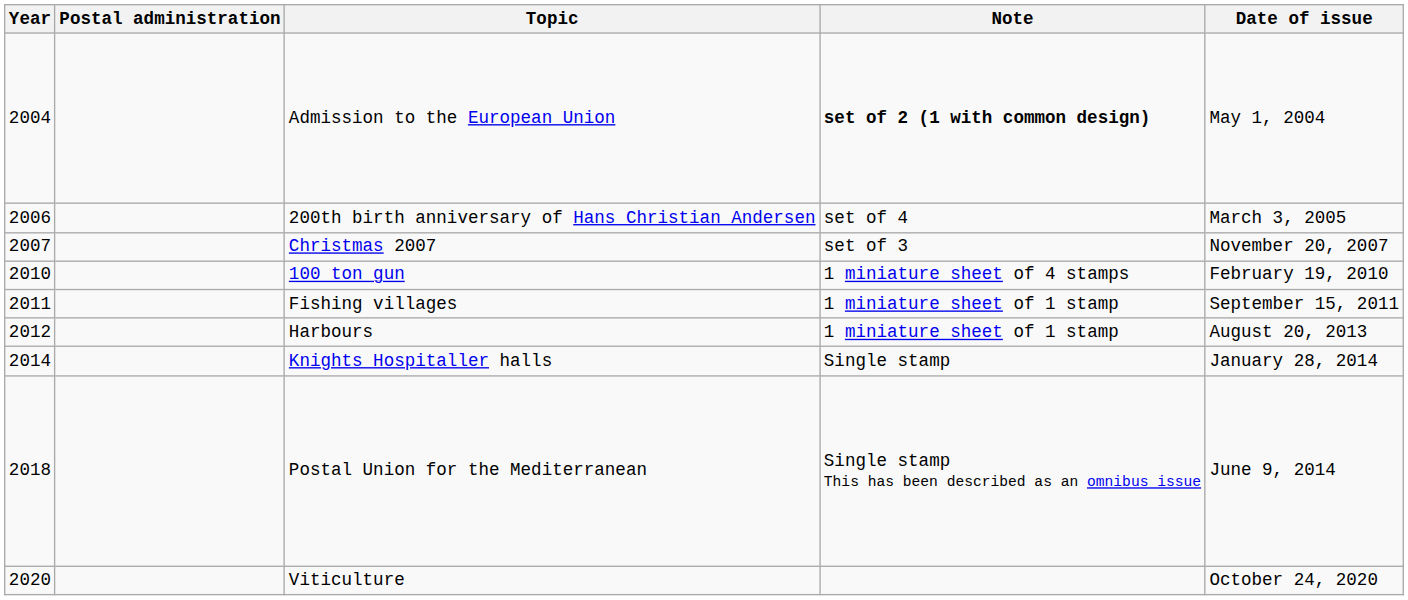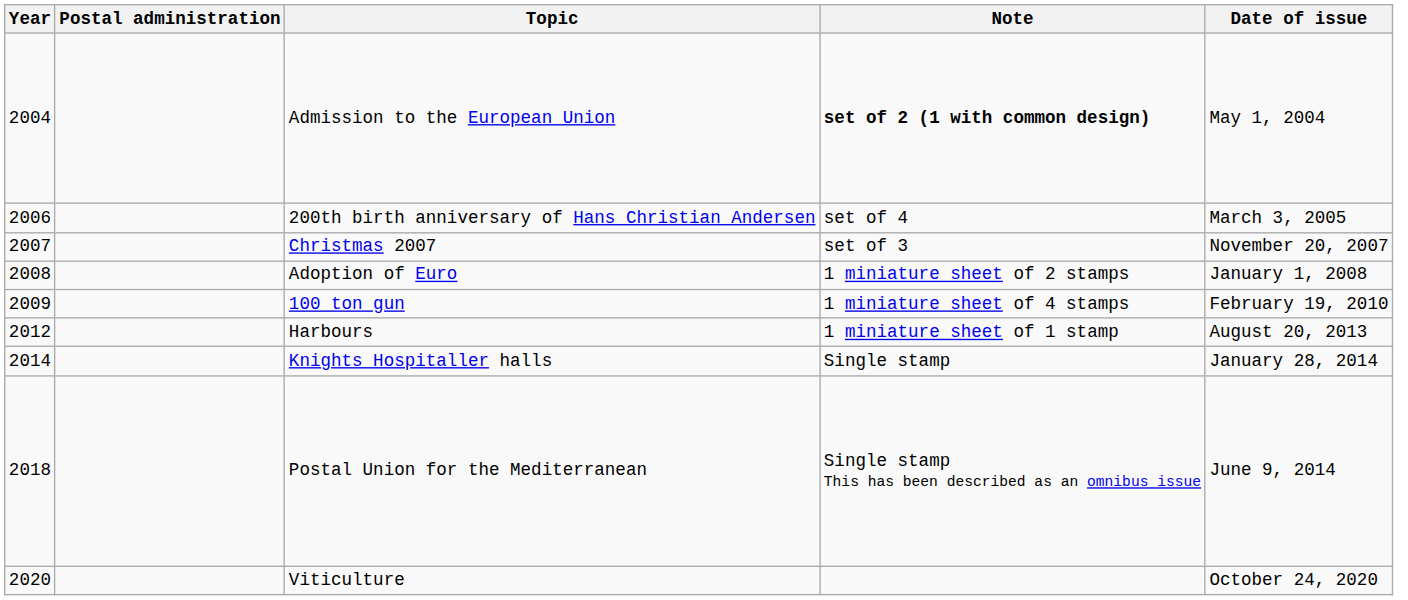+ row: (373, 275)
(30, 275) 2010 -> (30, 304) 2009
- row: (373, 304)
